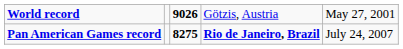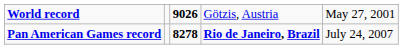(185, 34) 8275 -> (185, 34) 8278
